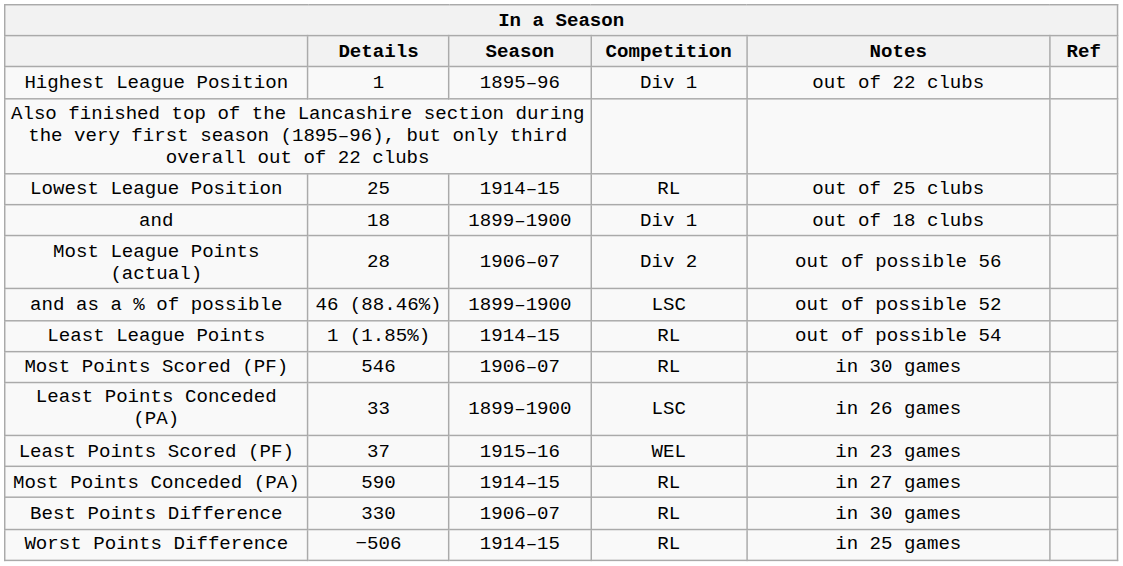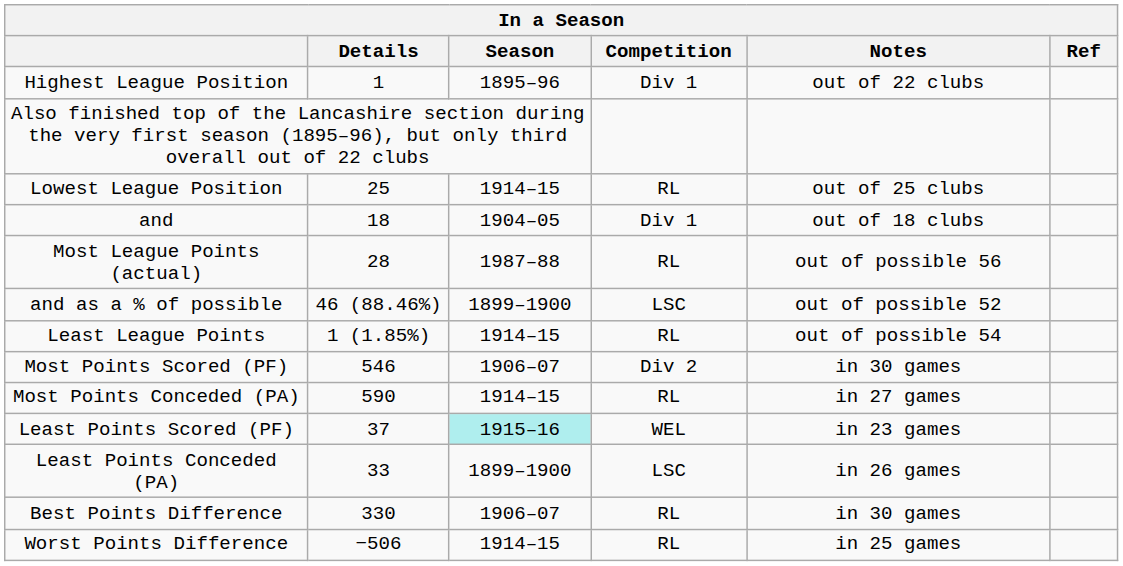(520, 220) 1899–1900 -> (520, 220) 1904–05
(520, 262) 1906–07 -> (520, 262) 1987–88
(669, 262) Div 2 -> (669, 262) RL
(669, 367) RL -> (669, 367) Div 2
rows swapped: (156, 482) <-> (156, 409)
(520, 451) no background -> (520, 429) paleturquoise background
